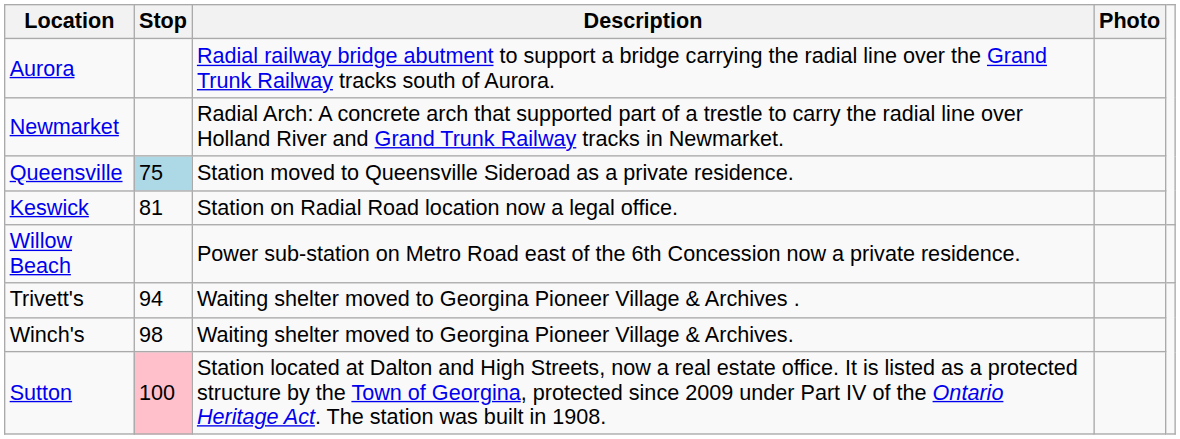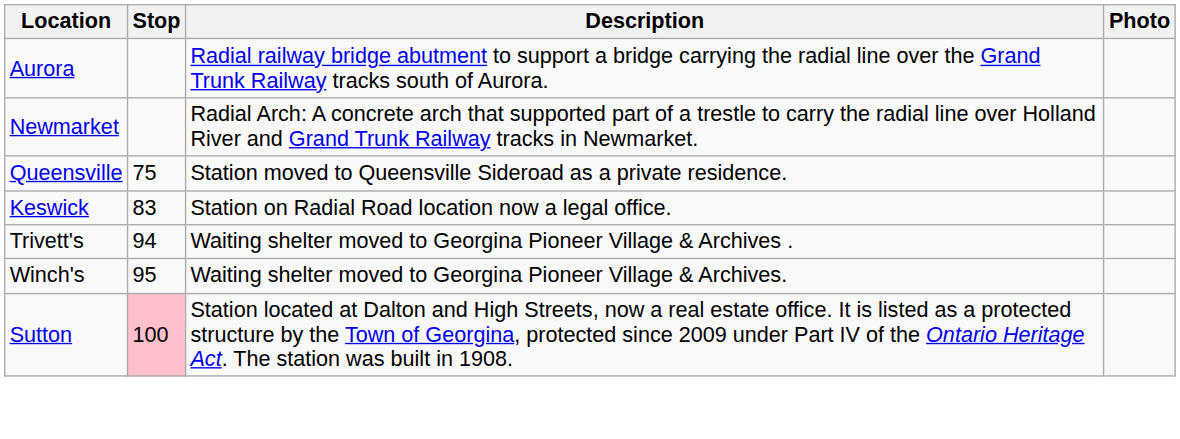(151, 172) lightblue background -> (144, 172) no background
(151, 207) 81 -> (144, 207) 83
- row: (41, 253)
(151, 334) 98 -> (144, 275) 95
